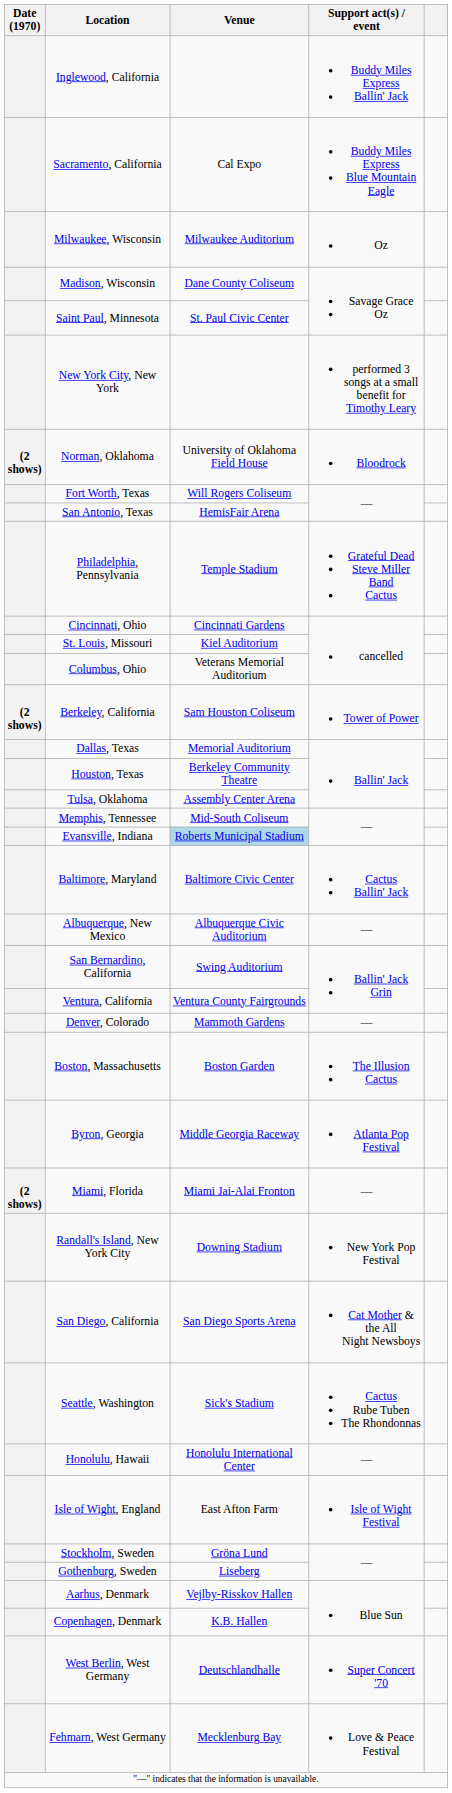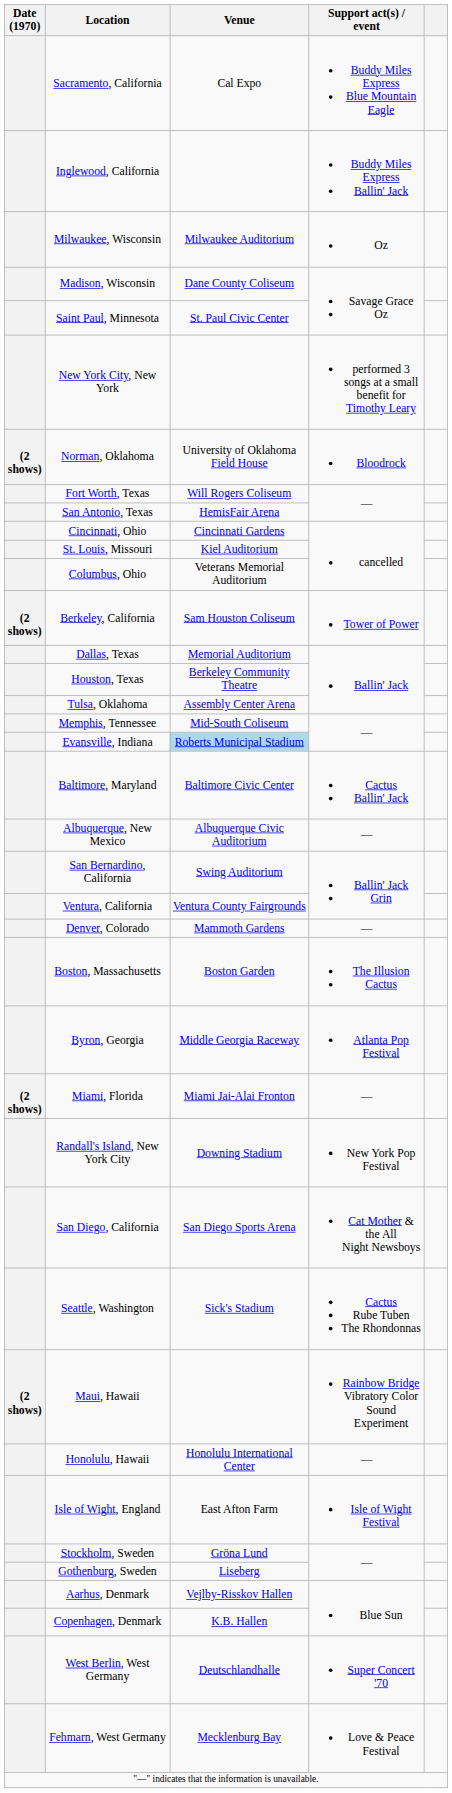rows swapped: (107, 76) <-> (107, 164)
- row: (107, 568)
+ row: (107, 1396)
